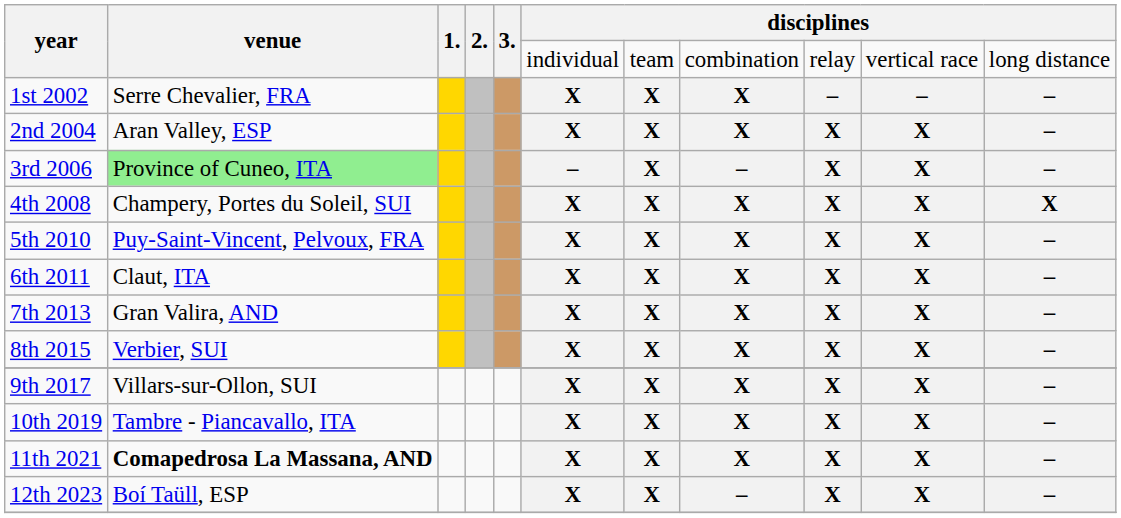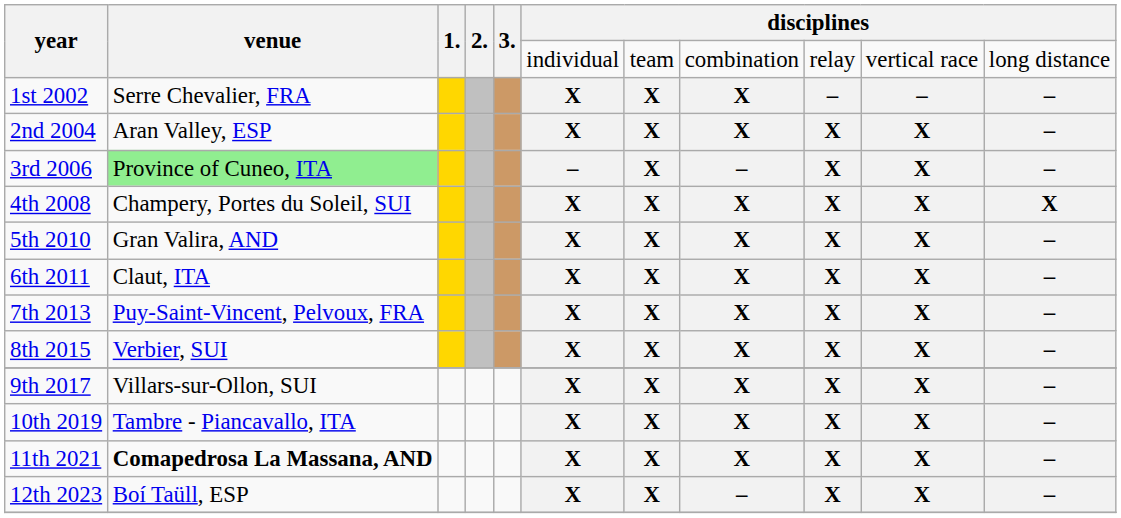(268, 240) Puy-Saint-Vincent, Pelvoux, FRA -> (195, 240) Gran Valira, AND
(195, 312) Gran Valira, AND -> (268, 312) Puy-Saint-Vincent, Pelvoux, FRA
